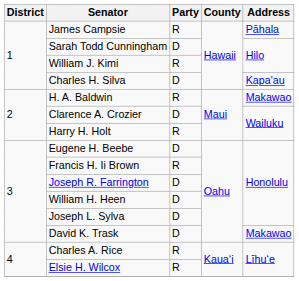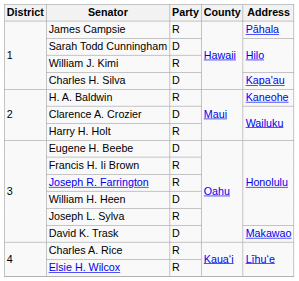(269, 98) Makawao -> (267, 98) Kaneohe
(176, 183) D -> (176, 183) R
(176, 217) D -> (176, 217) R
